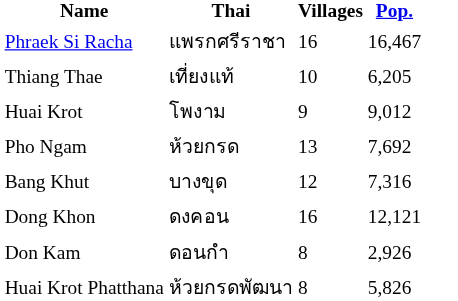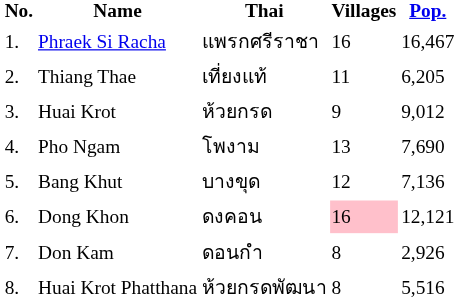+ column: (19, 10)
(308, 76) 10 -> (341, 76) 11
(198, 112) โพงาม -> (237, 112) ห้วยกรด
(204, 147) ห้วยกรด -> (231, 147) โพงาม
(390, 146) 7,692 -> (423, 146) 7,690
(390, 181) 7,316 -> (423, 181) 7,136
(308, 216) no background -> (341, 216) pink background
(390, 286) 5,826 -> (423, 286) 5,516
